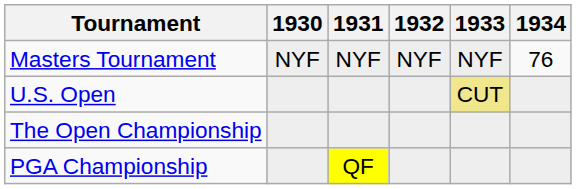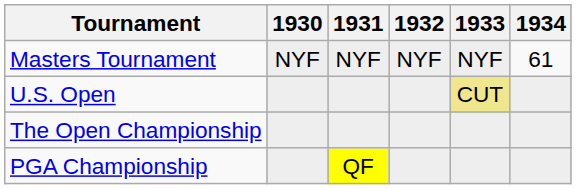(541, 59) 76 -> (541, 59) 61
